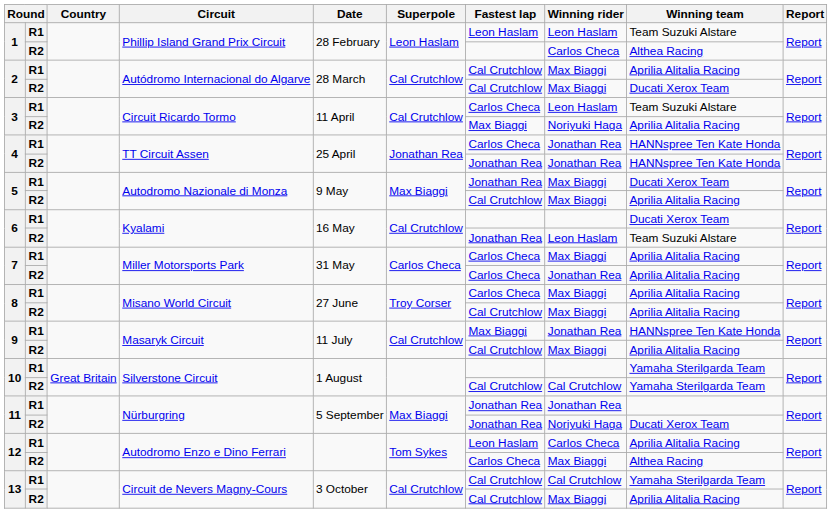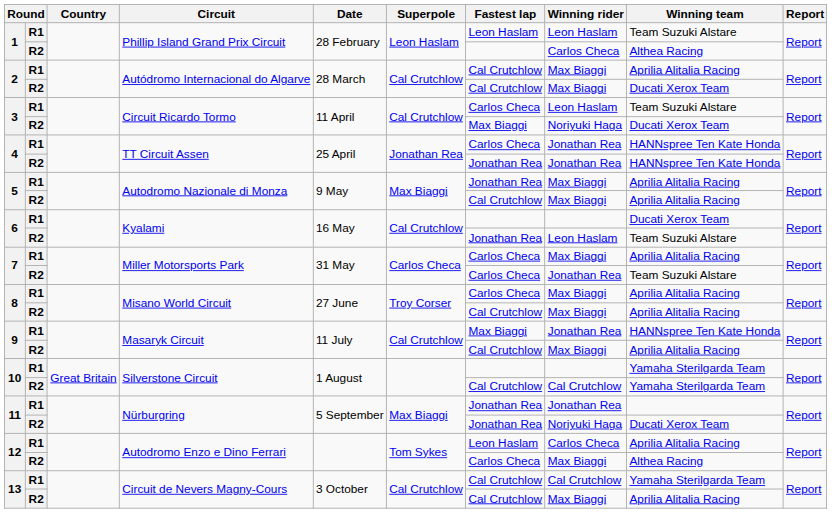(685, 125) Aprilia Alitalia Racing -> (679, 125) Ducati Xerox Team
(679, 181) Ducati Xerox Team -> (685, 181) Aprilia Alitalia Racing
(685, 274) Aprilia Alitalia Racing -> (683, 274) Team Suzuki Alstare
